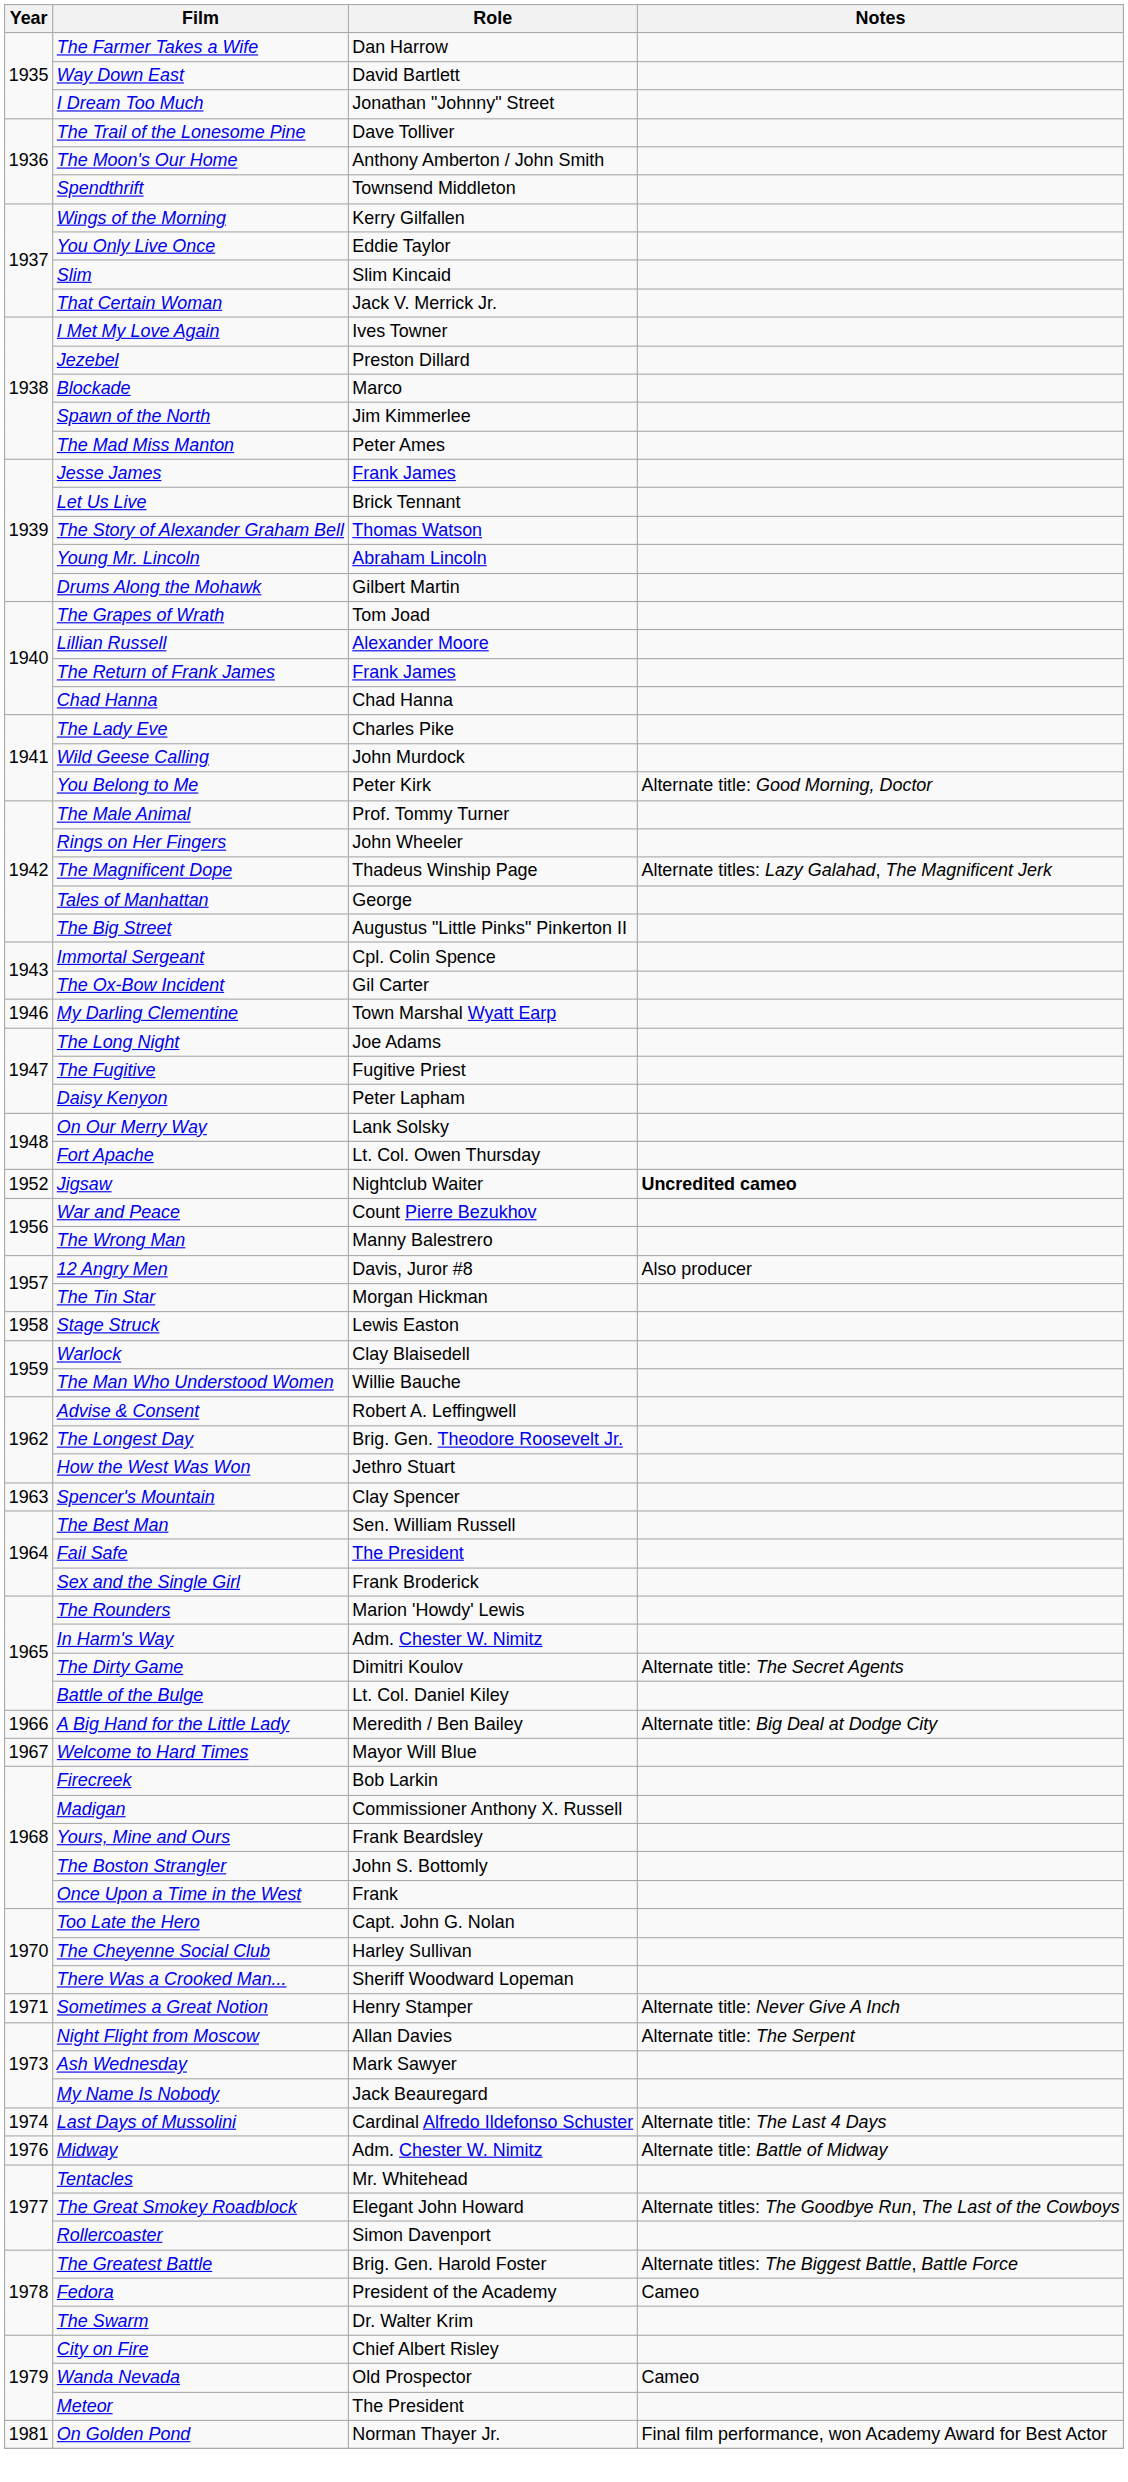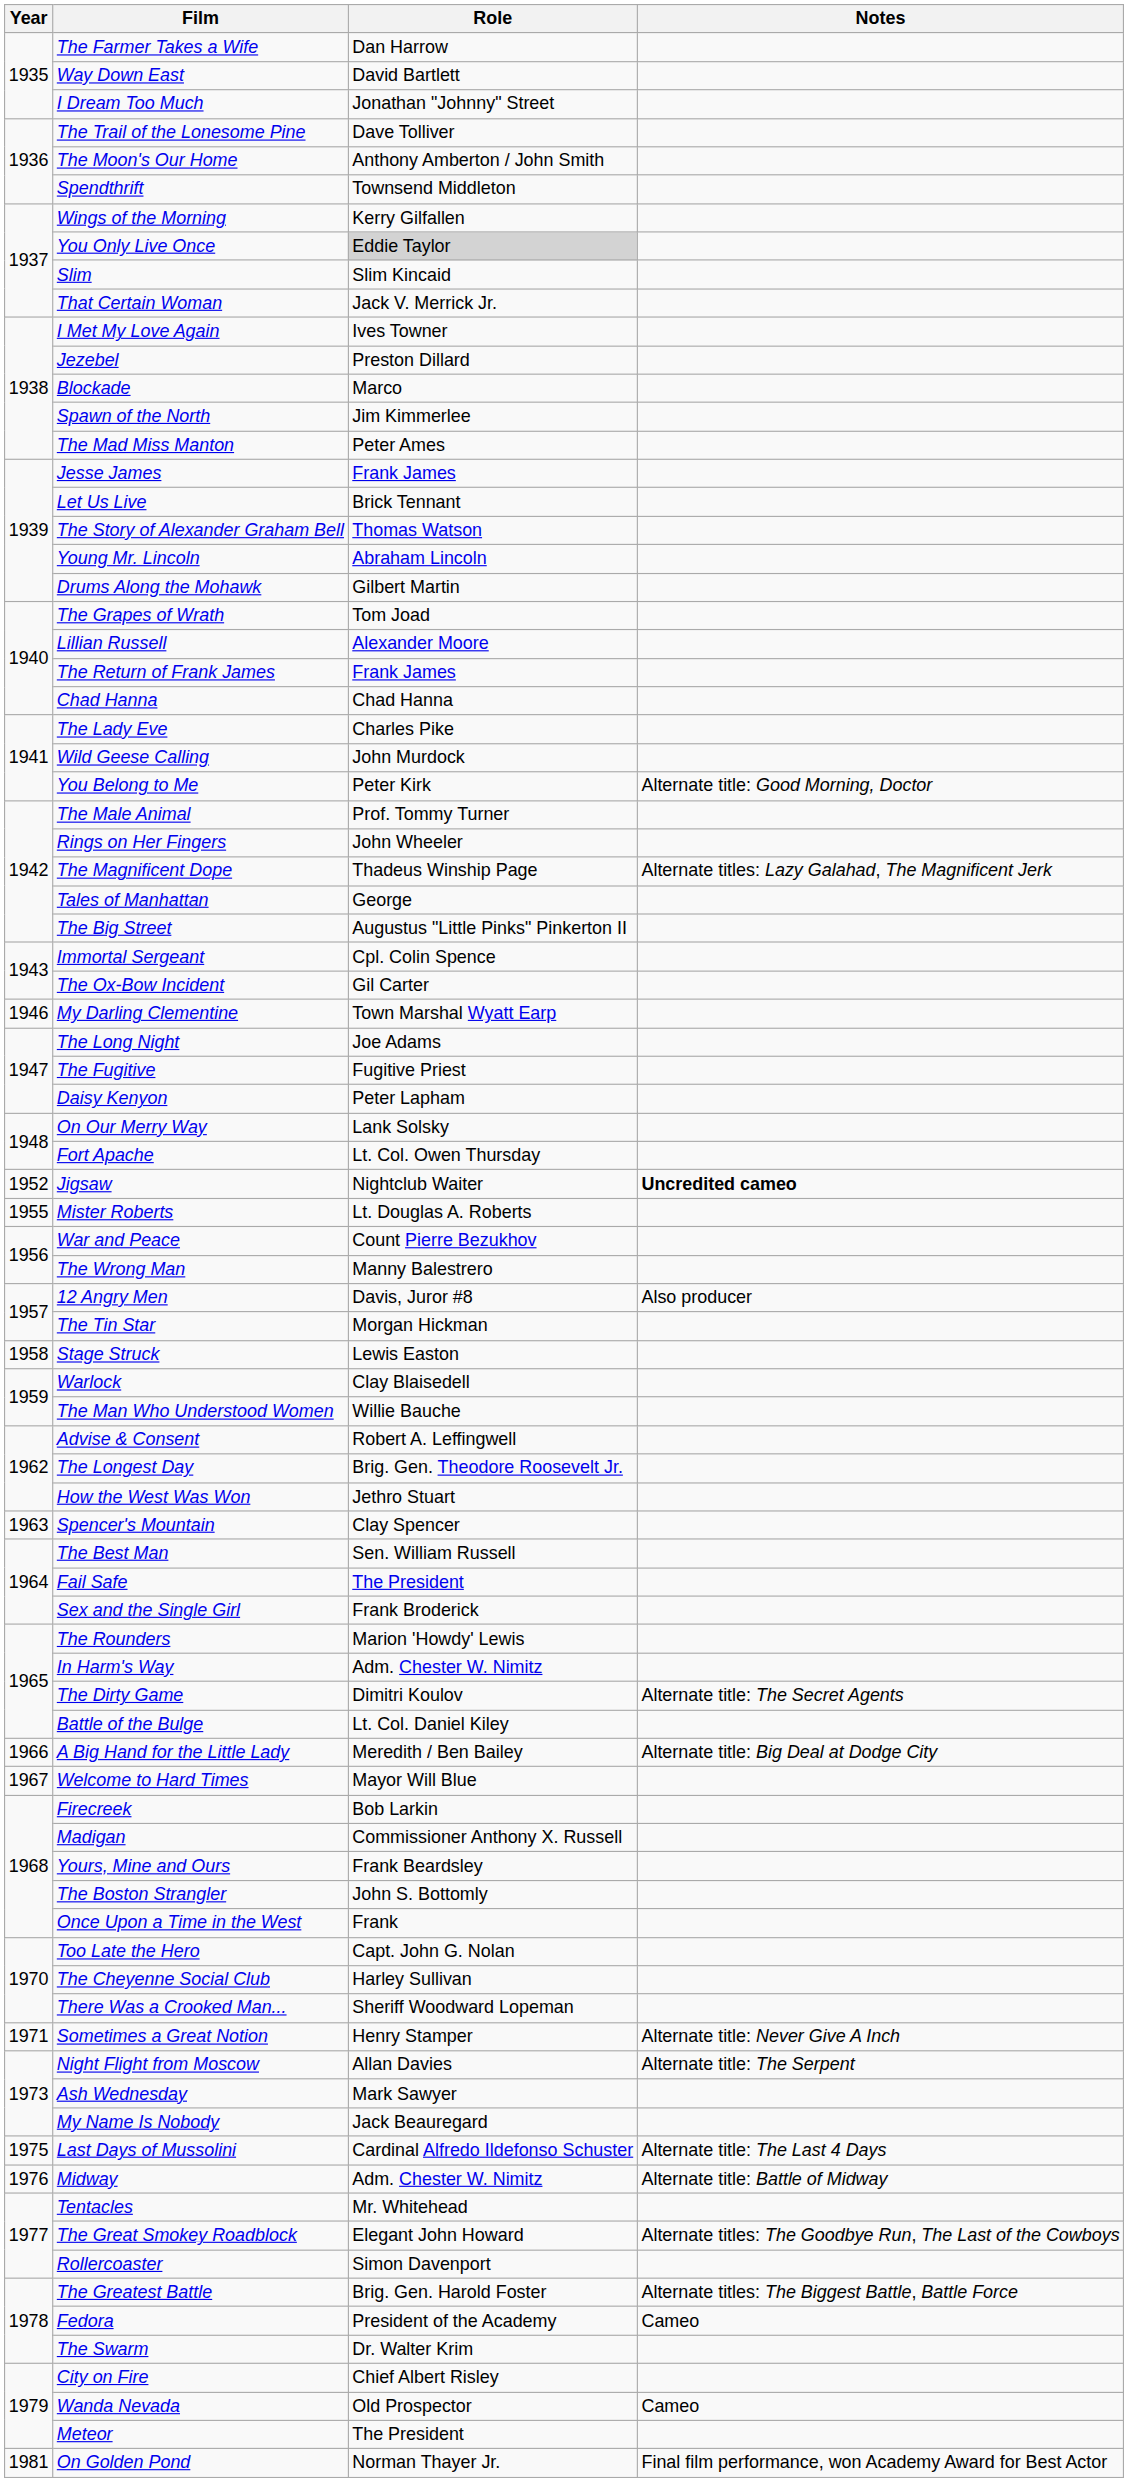(401, 246) no background -> (401, 246) lightgrey background
+ row: (115, 1212)
(29, 2121) 1974 -> (29, 2150) 1975
